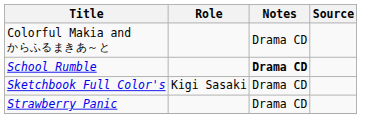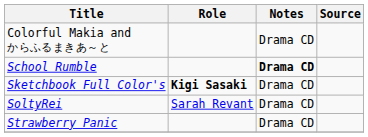(209, 86) normal -> (209, 86) bold
+ row: (35, 104)
